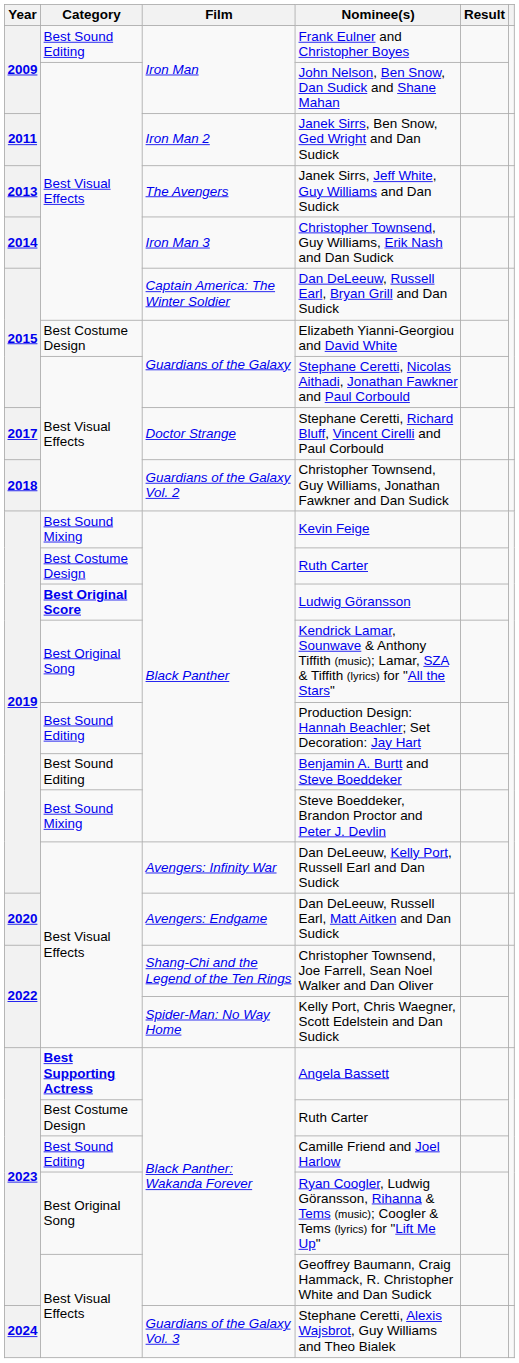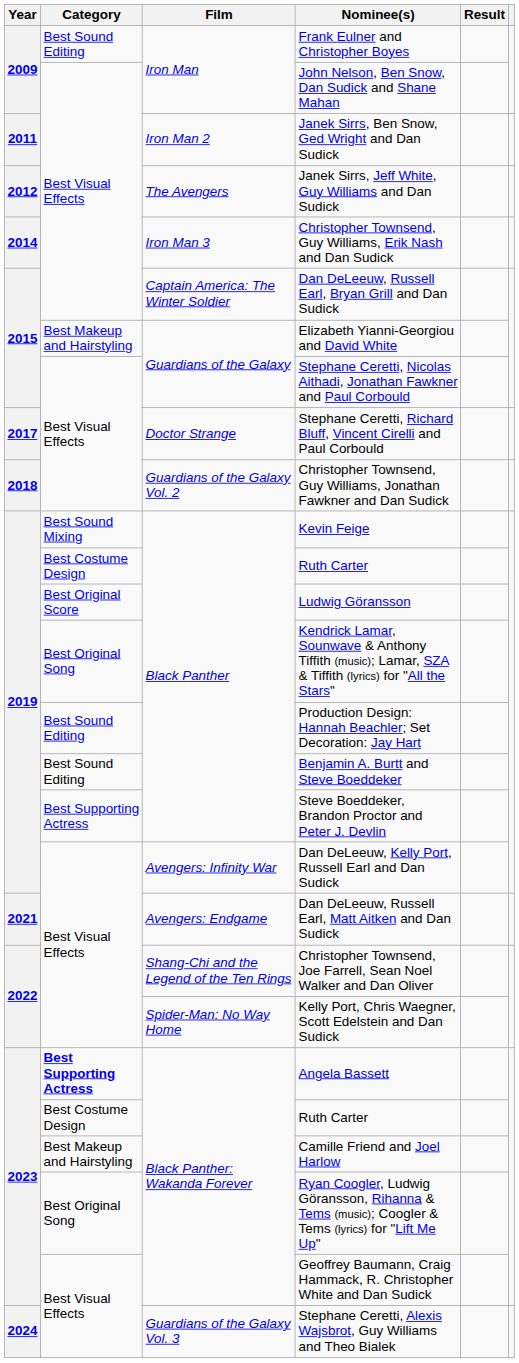(22, 191) 2013 -> (22, 191) 2012
(86, 338) Best Costume Design -> (88, 338) Best Makeup and Hairstyling
(85, 602) bold -> (82, 602) normal
(78, 815) Best Sound Mixing -> (91, 815) Best Supporting Actress
(22, 919) 2020 -> (22, 919) 2021
(78, 1154) Best Sound Editing -> (88, 1154) Best Makeup and Hairstyling
